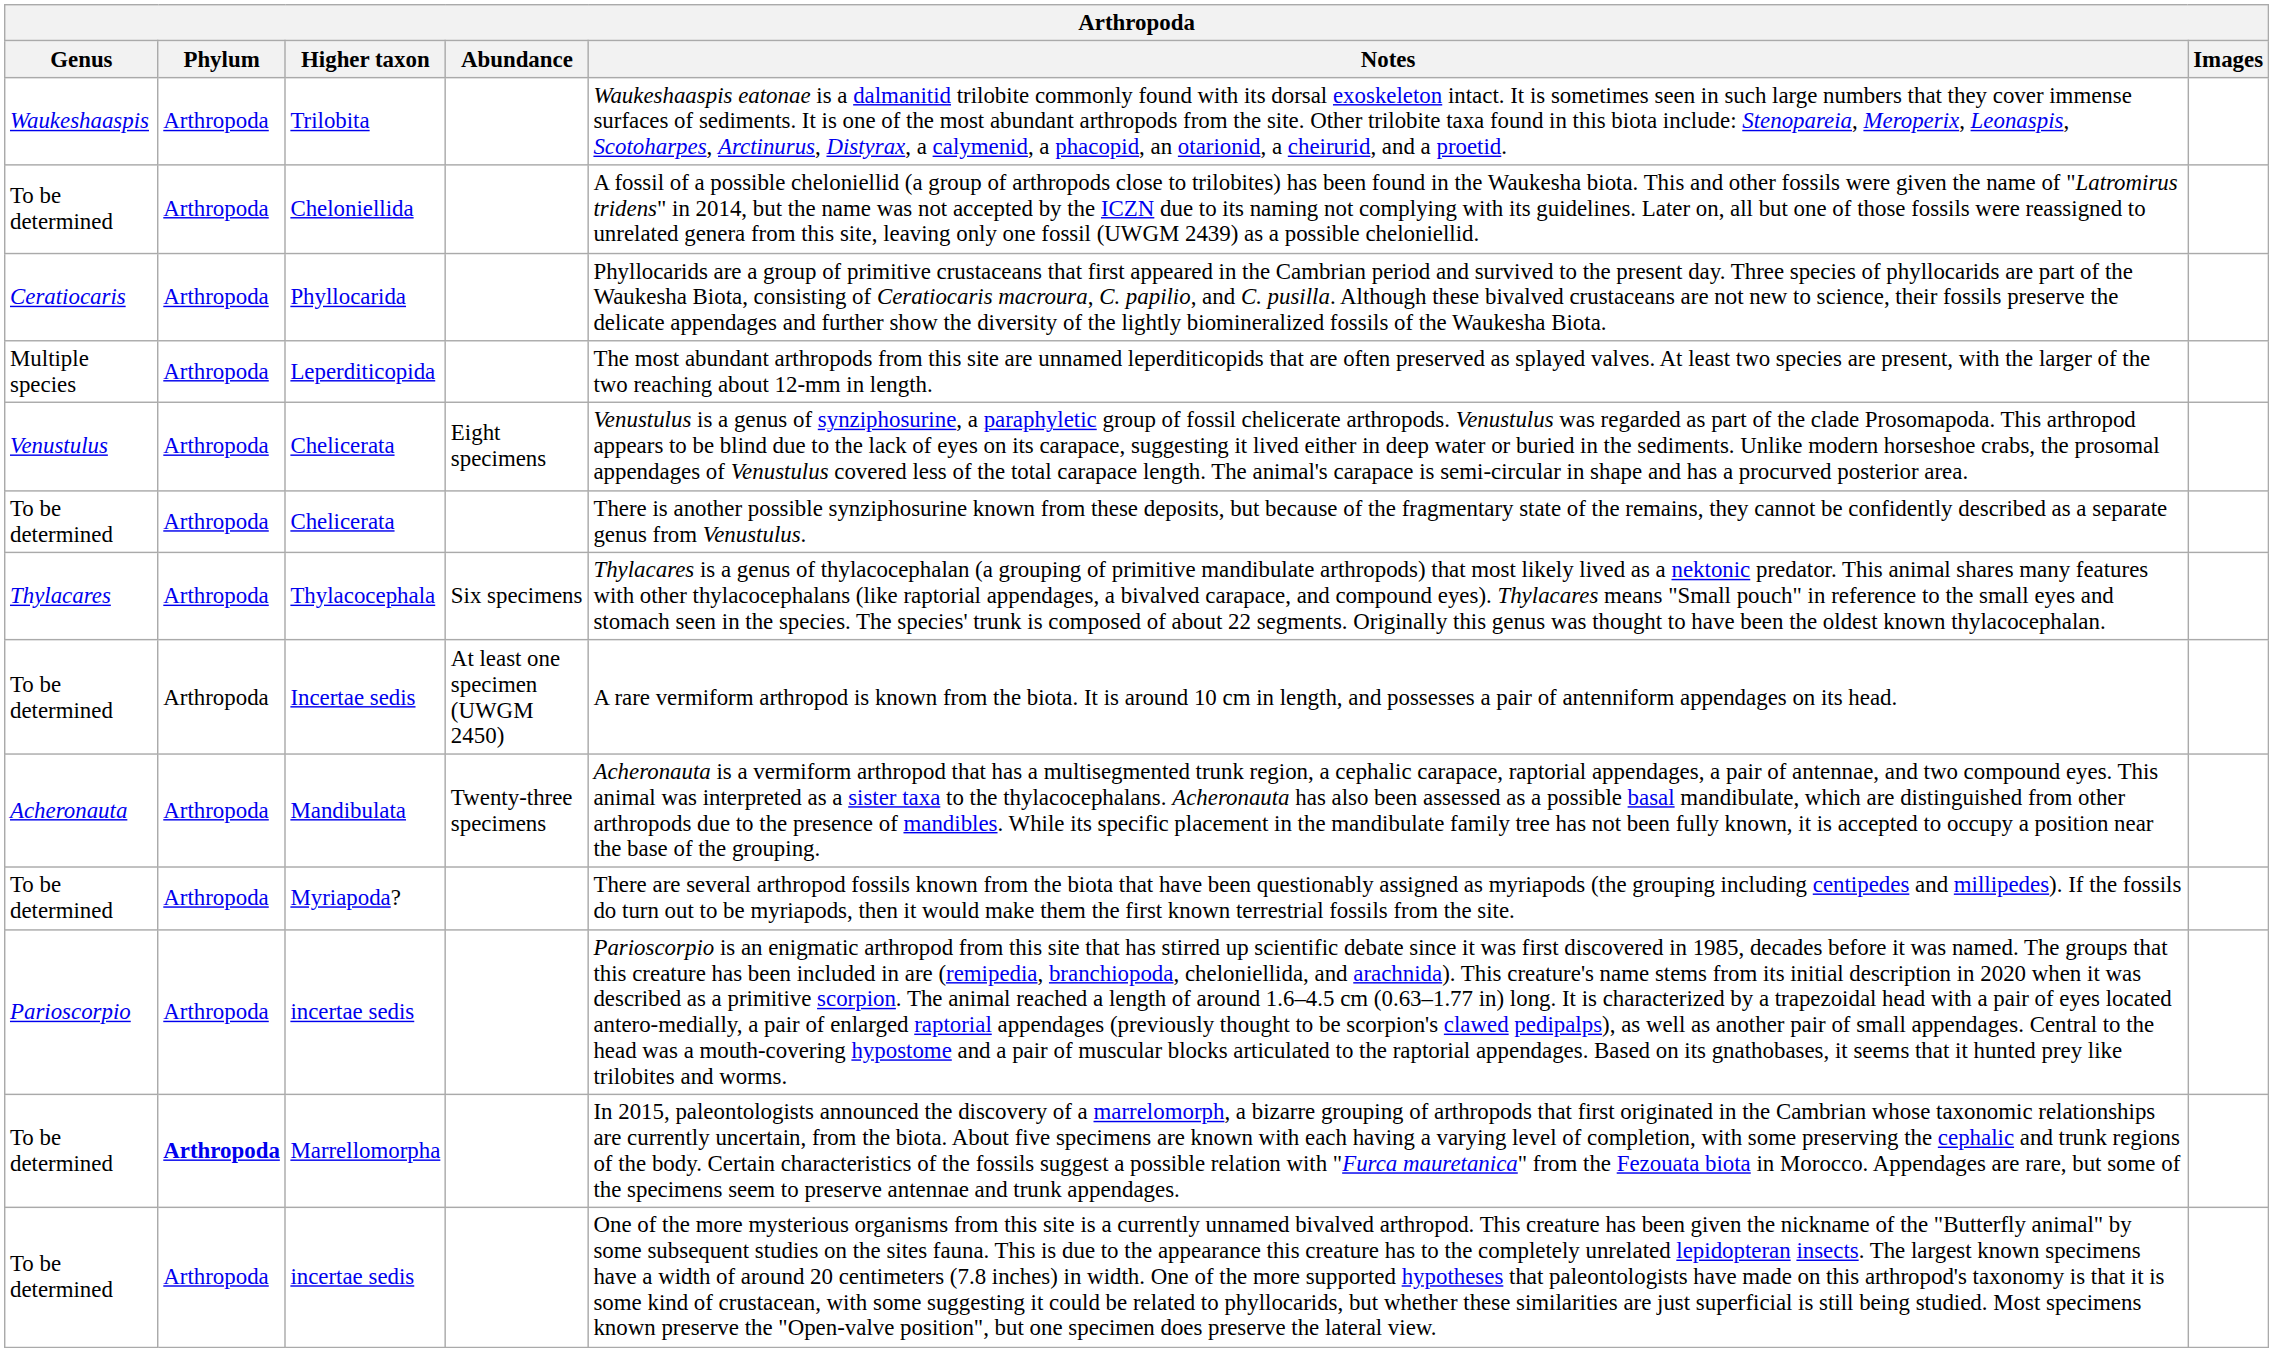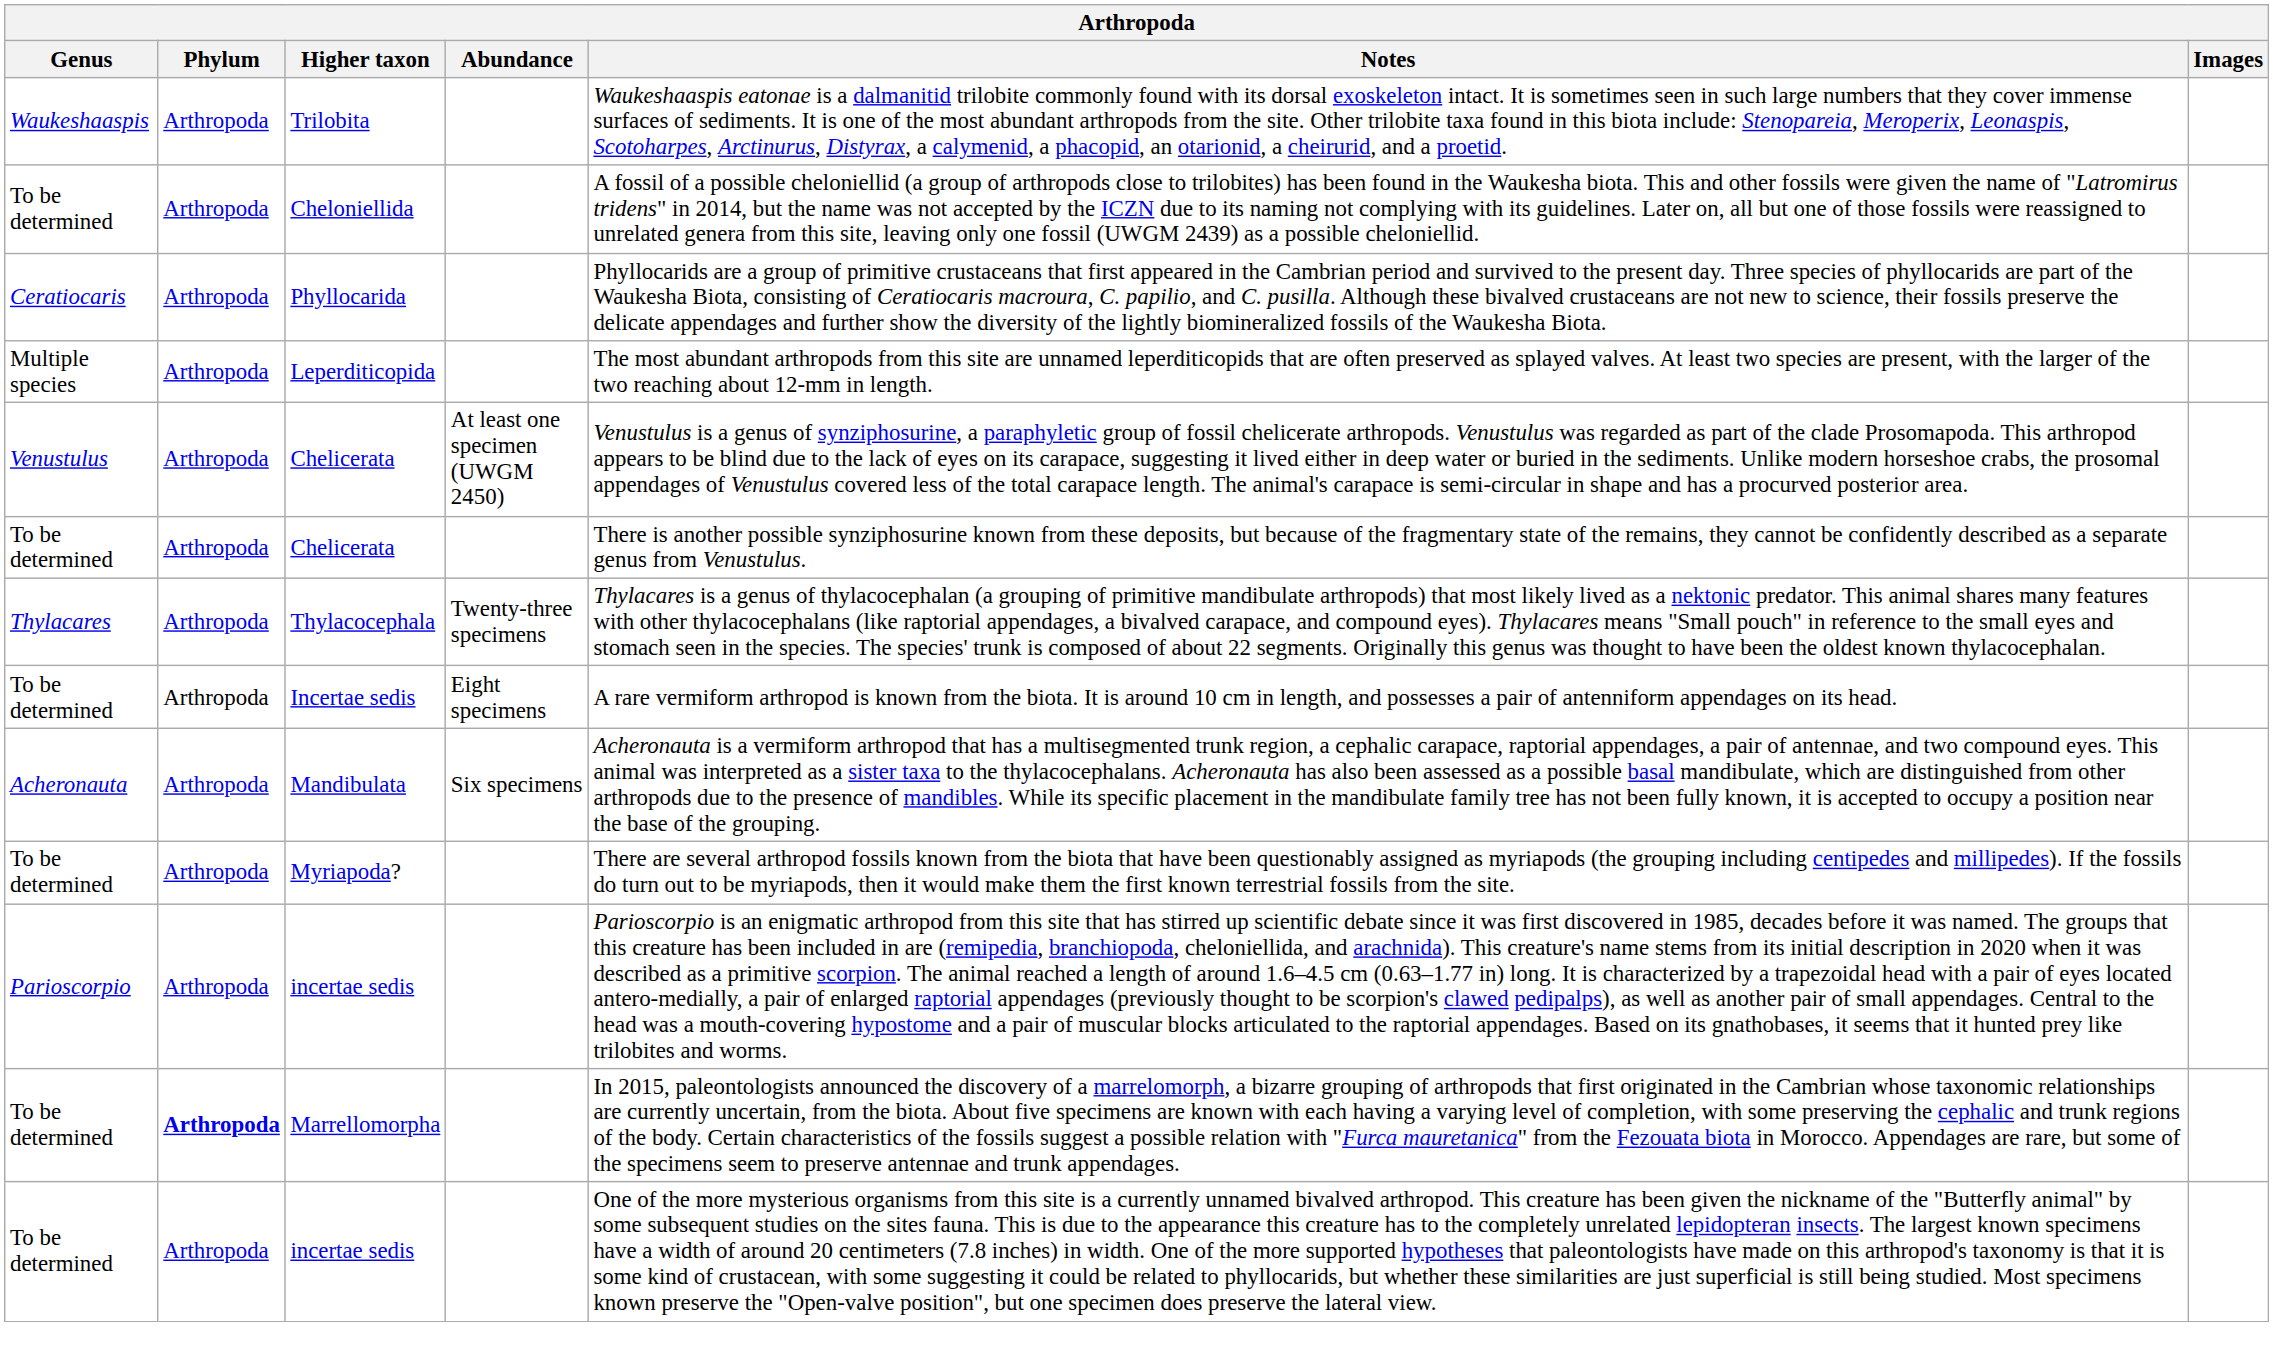(499, 446) Eight specimens -> (506, 459) At least one specimen (UWGM 2450)
(517, 596) Six specimens -> (512, 621) Twenty-three specimens
(506, 696) At least one specimen (UWGM 2450) -> (499, 696) Eight specimens
(512, 810) Twenty-three specimens -> (517, 784) Six specimens
